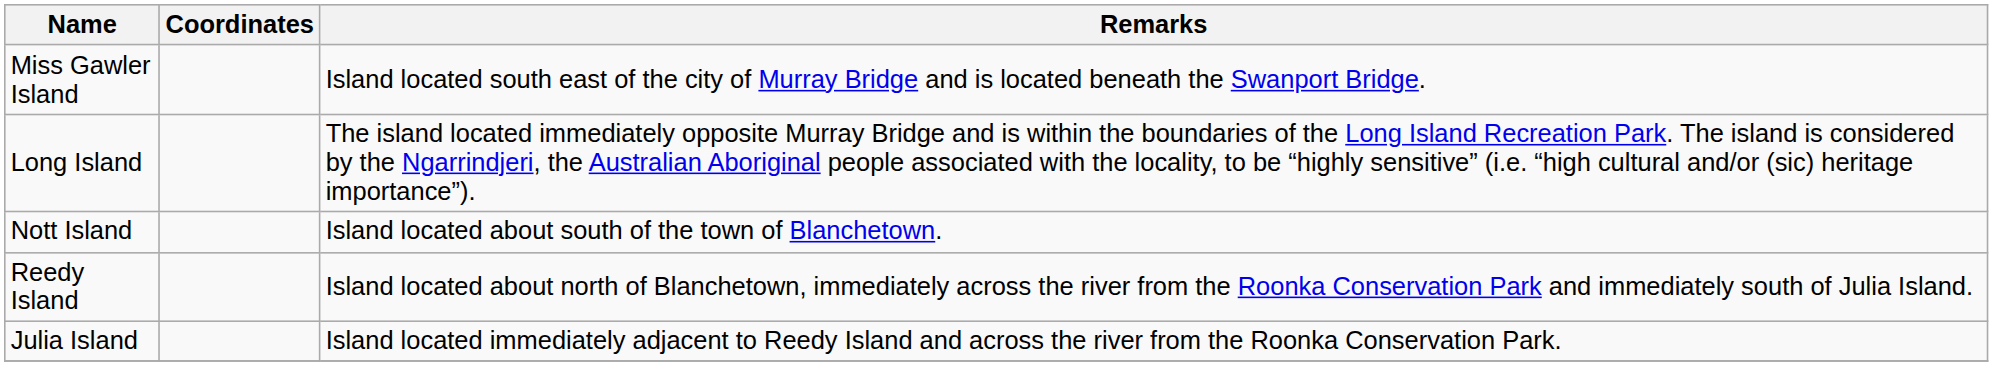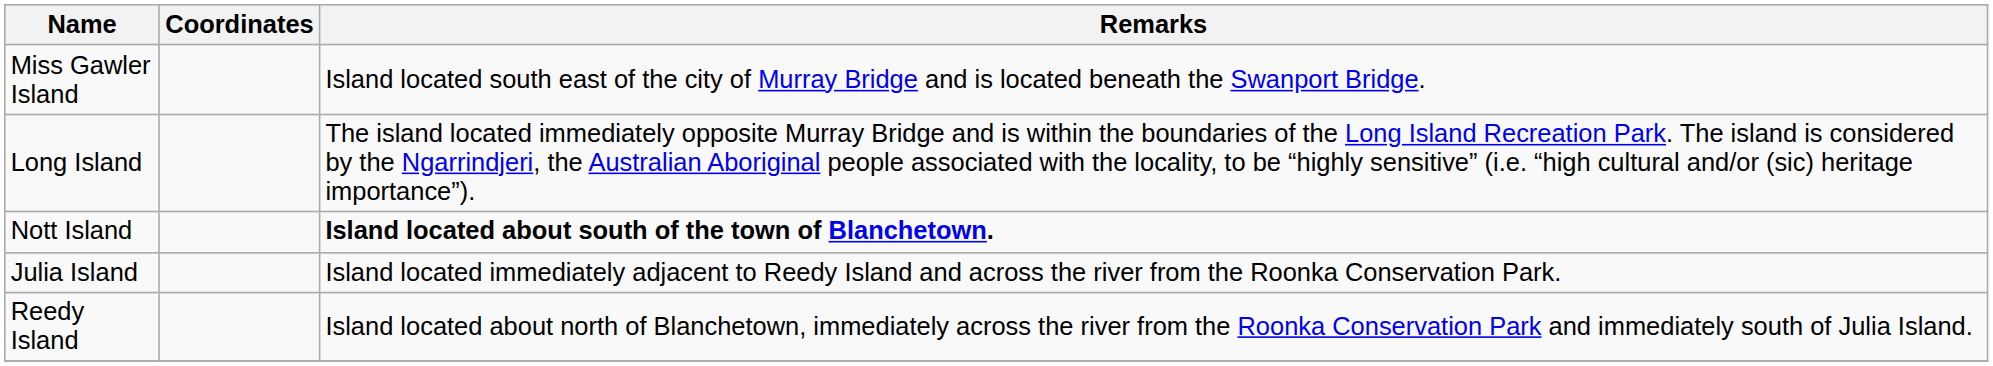(634, 231) normal -> (660, 231) bold
rows swapped: (47, 286) <-> (74, 340)
